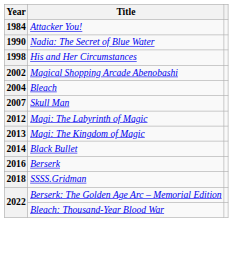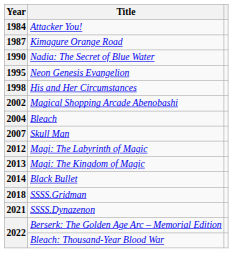+ row: (16, 42)
+ row: (16, 73)
- row: (16, 164)
+ row: (16, 210)
